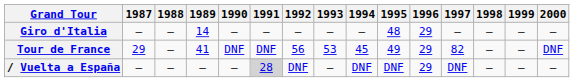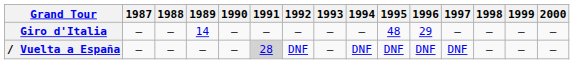- row: (64, 49)
(426, 67) 29 -> (426, 49) DNF
